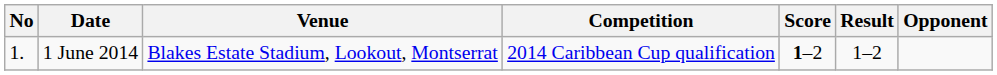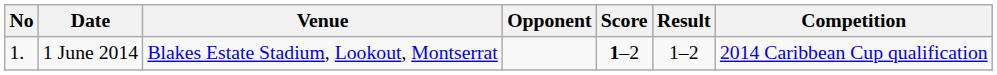columns swapped: (945, 20) <-> (641, 20)
